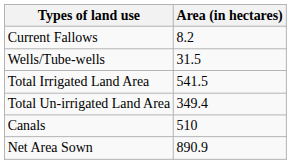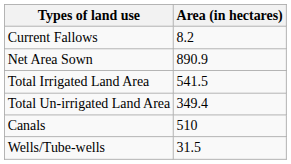rows swapped: (50, 147) <-> (56, 59)
